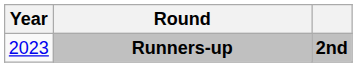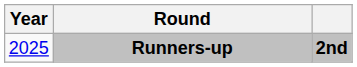(29, 48) 2023 -> (29, 48) 2025
